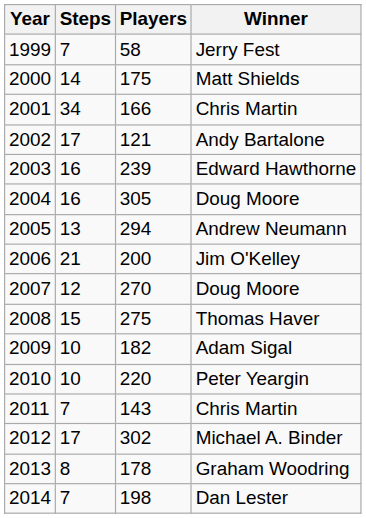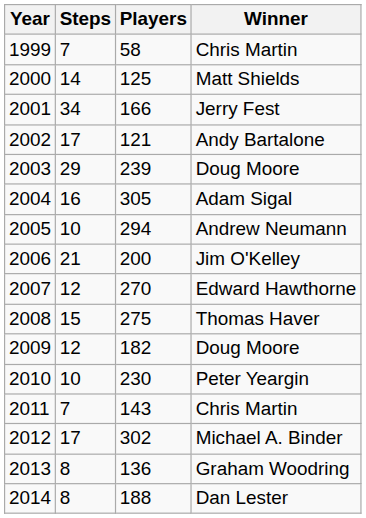(238, 49) Jerry Fest -> (247, 49) Chris Martin
(136, 79) 175 -> (136, 79) 125
(247, 109) Chris Martin -> (238, 109) Jerry Fest
(70, 169) 16 -> (70, 169) 29
(276, 169) Edward Hawthorne -> (248, 169) Doug Moore
(248, 199) Doug Moore -> (244, 199) Adam Sigal
(70, 229) 13 -> (70, 229) 10
(248, 288) Doug Moore -> (276, 288) Edward Hawthorne
(70, 348) 10 -> (70, 348) 12
(244, 348) Adam Sigal -> (248, 348) Doug Moore
(136, 378) 220 -> (136, 378) 230
(136, 468) 178 -> (136, 468) 136
(65, 498) 7 -> (65, 498) 8
(136, 498) 198 -> (136, 498) 188
